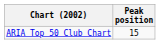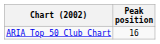(134, 33) 15 -> (134, 33) 16
